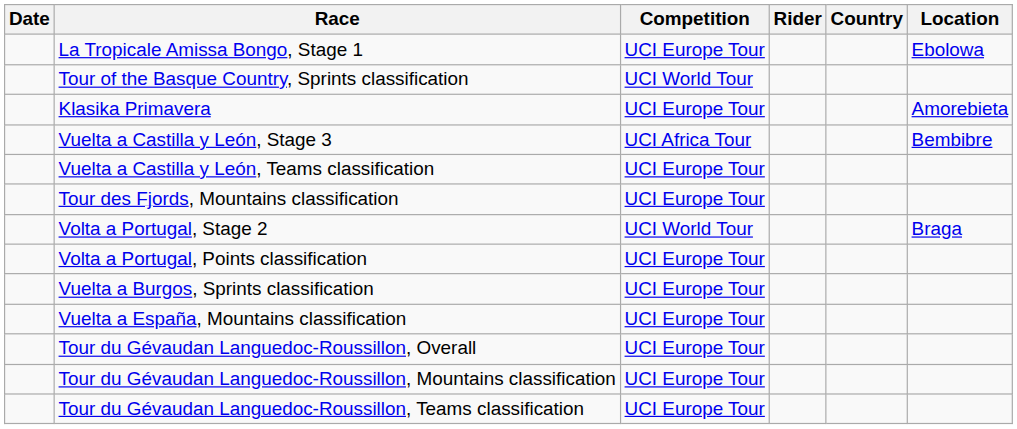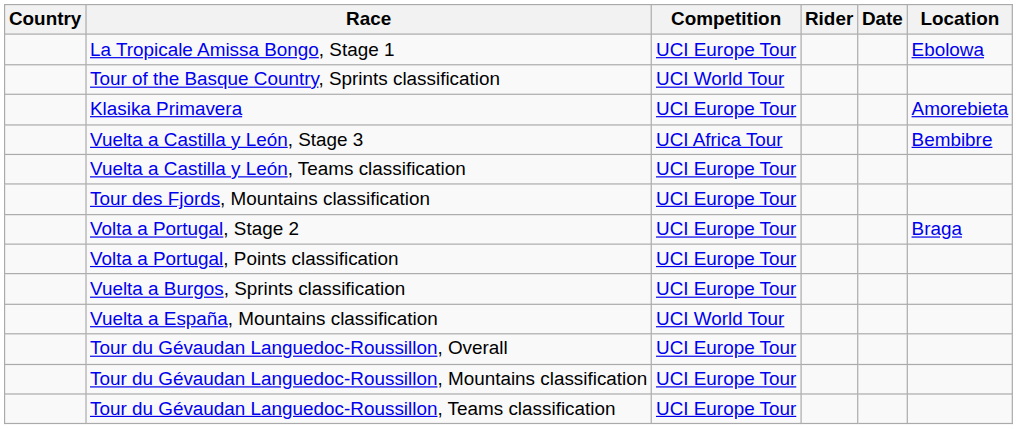columns swapped: (29, 19) <-> (867, 19)
(689, 229) UCI World Tour -> (726, 229) UCI Europe Tour
(695, 318) UCI Europe Tour -> (720, 318) UCI World Tour
